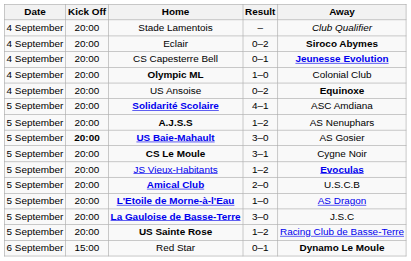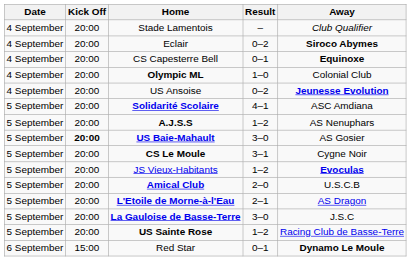(342, 59) Jeunesse Evolution -> (342, 59) Equinoxe
(342, 91) Equinoxe -> (342, 91) Jeunesse Evolution
(260, 201) 1–0 -> (260, 201) 2–1
